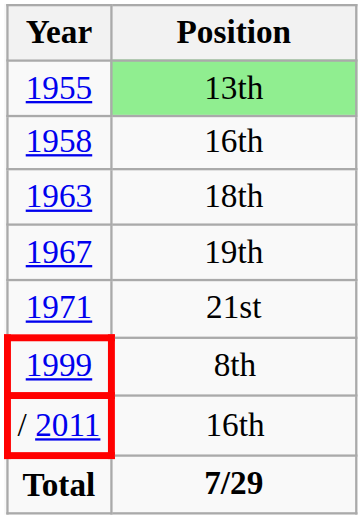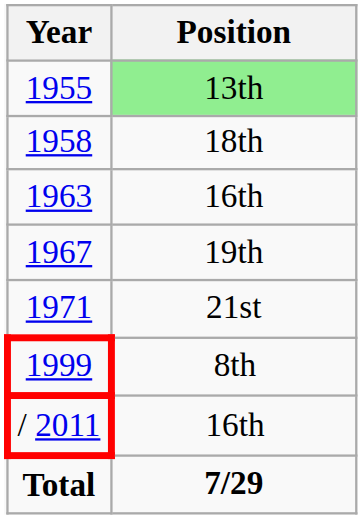(234, 142) 16th -> (234, 142) 18th
(234, 196) 18th -> (234, 196) 16th
